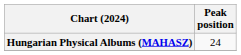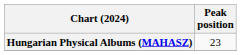(215, 42) 24 -> (215, 42) 23
